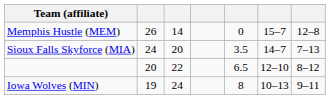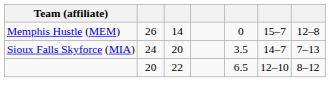- row: (53, 85)
